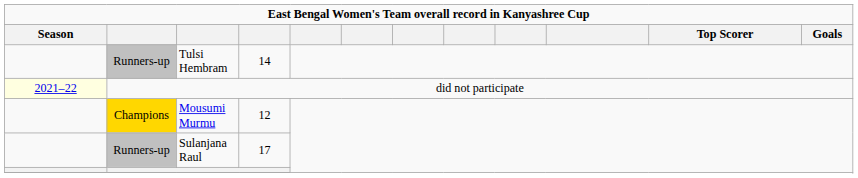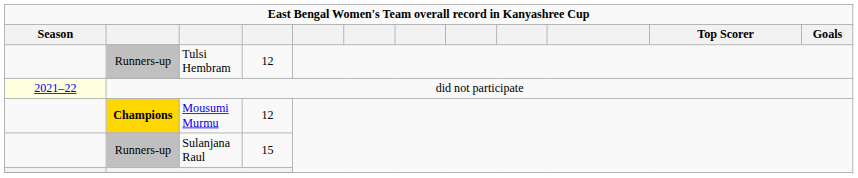(265, 61) 14 -> (267, 61) 12
(141, 116) normal -> (143, 116) bold
(265, 150) 17 -> (267, 150) 15
